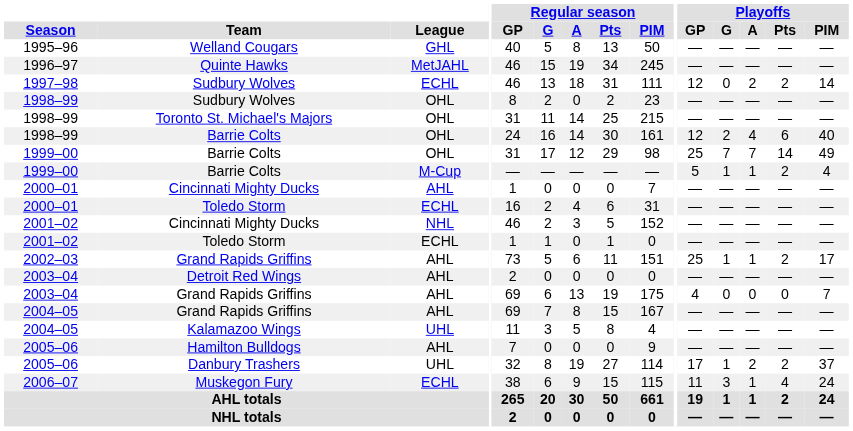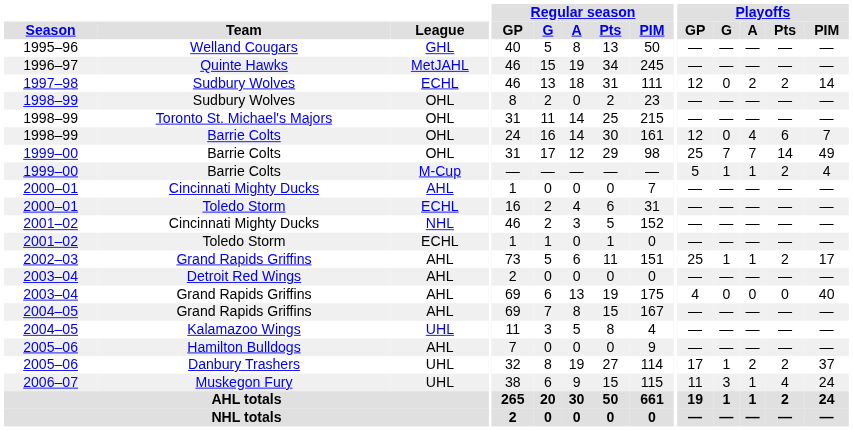(726, 136) 2 -> (726, 136) 0
(827, 136) 40 -> (827, 136) 7
(827, 294) 7 -> (827, 294) 40
(440, 382) ECHL -> (440, 382) UHL
